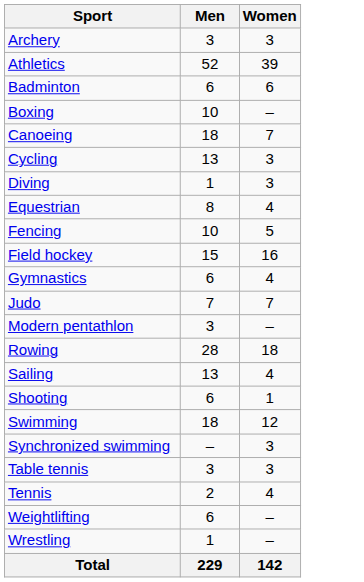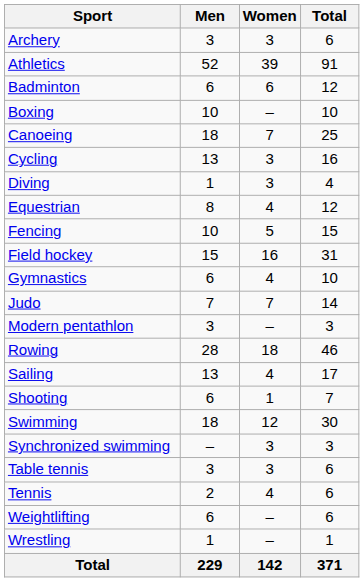+ column: (330, 16)
